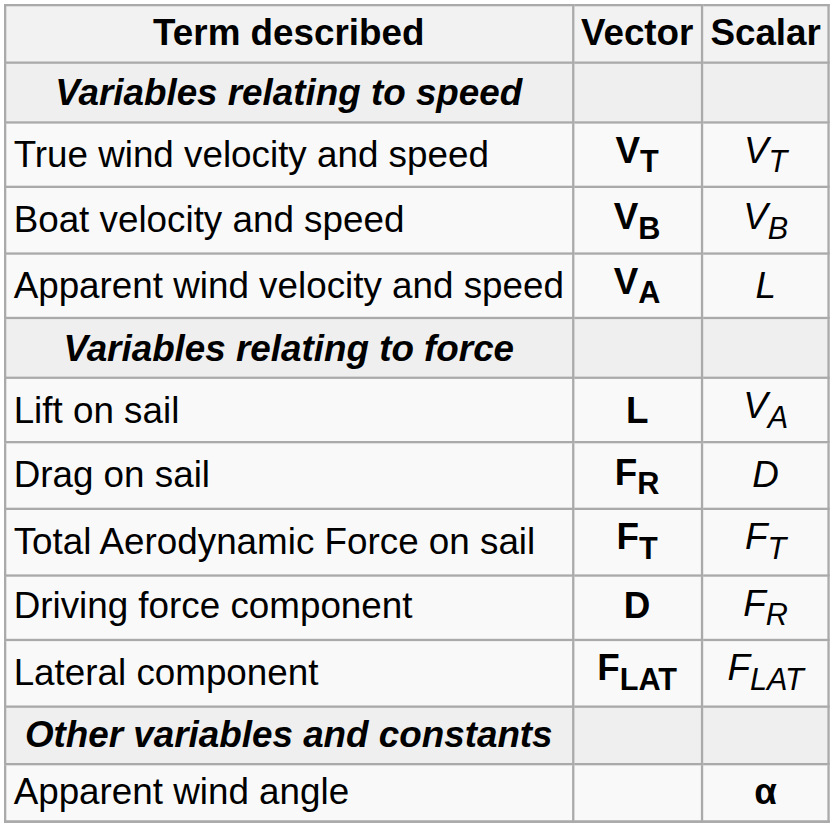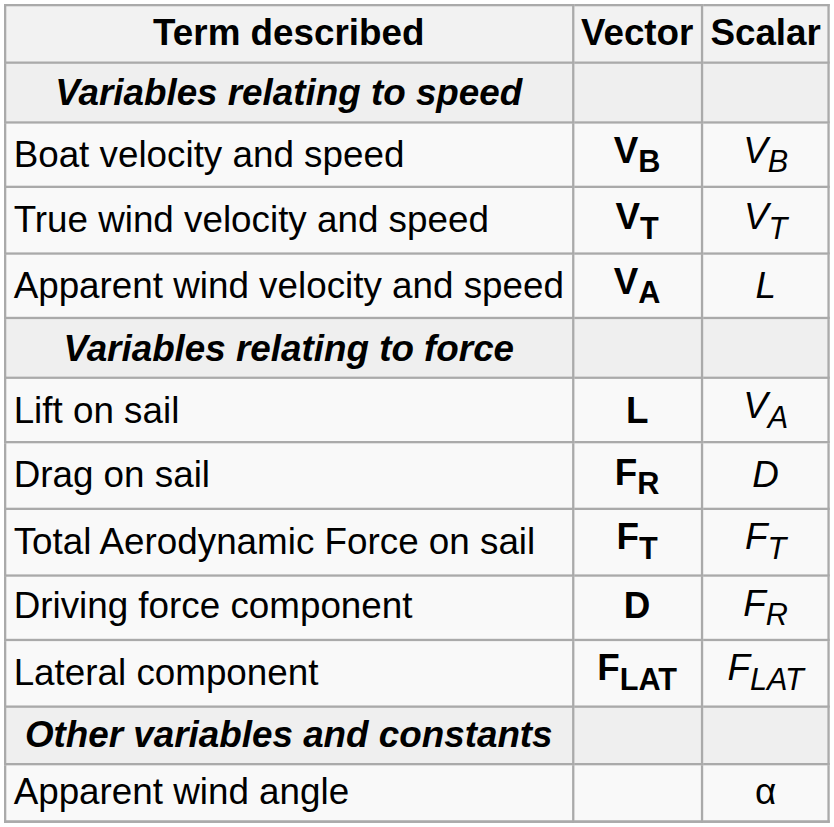rows swapped: (251, 154) <-> (209, 219)
(766, 792) bold -> (766, 792) normal
